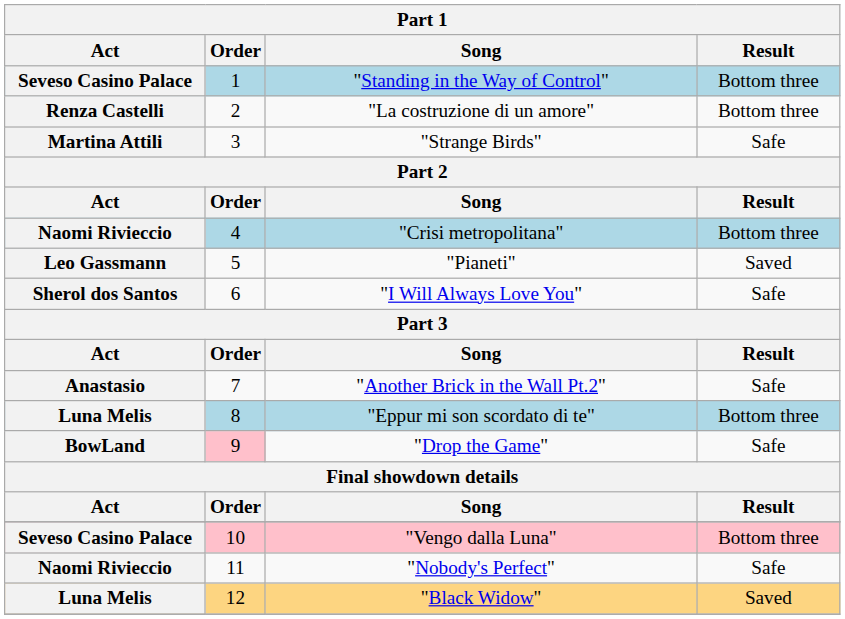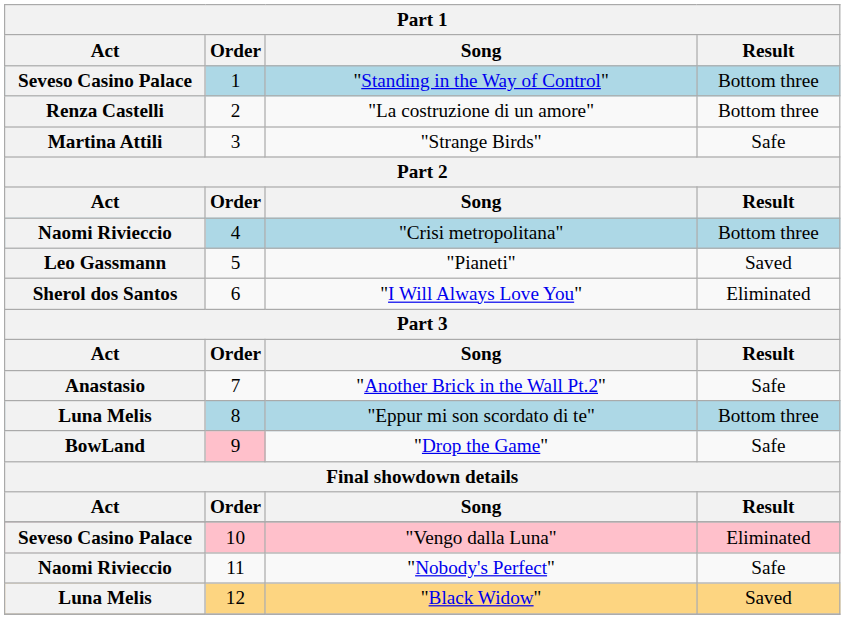(768, 293) Safe -> (768, 293) Eliminated
(768, 537) Bottom three -> (768, 537) Eliminated
